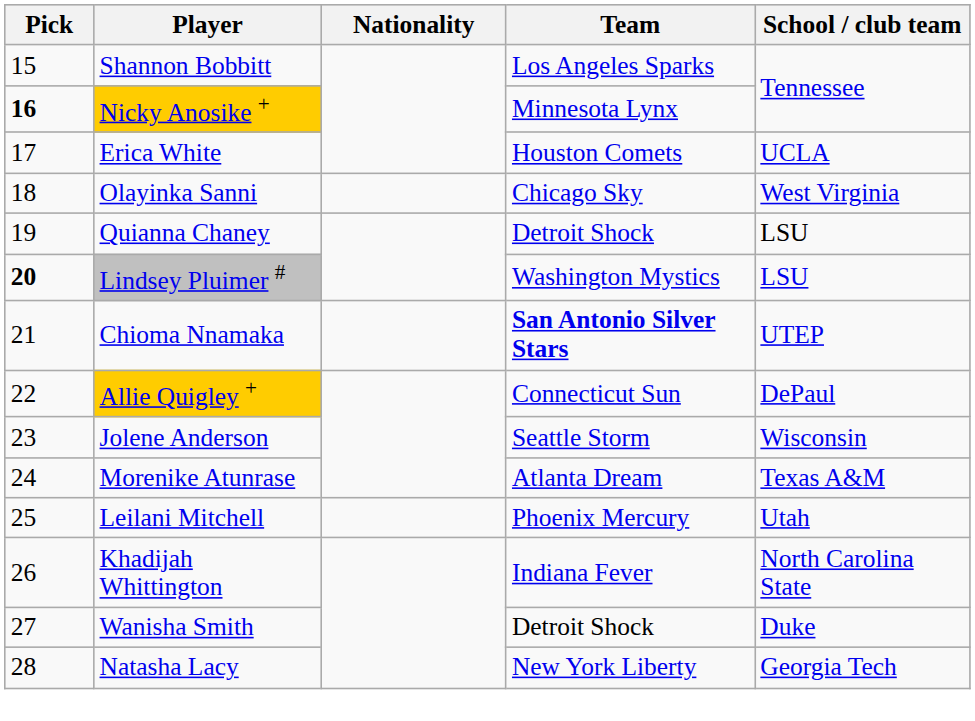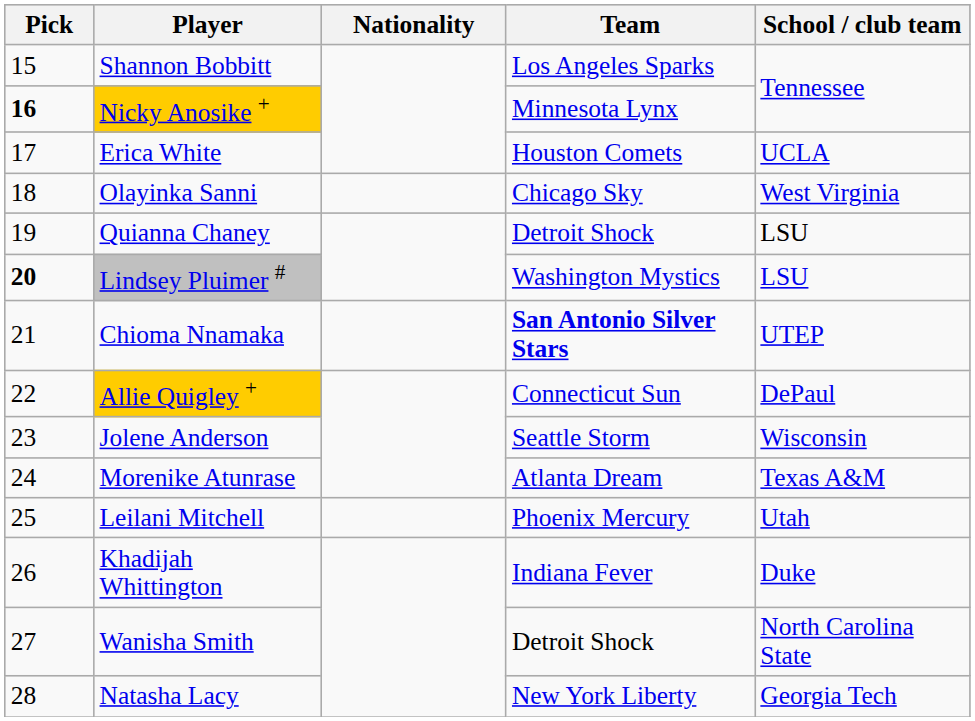(837, 572) North Carolina State -> (788, 572) Duke
(788, 627) Duke -> (837, 641) North Carolina State
